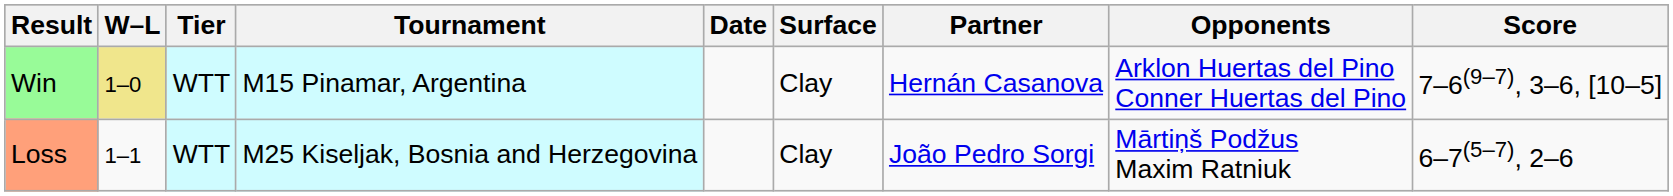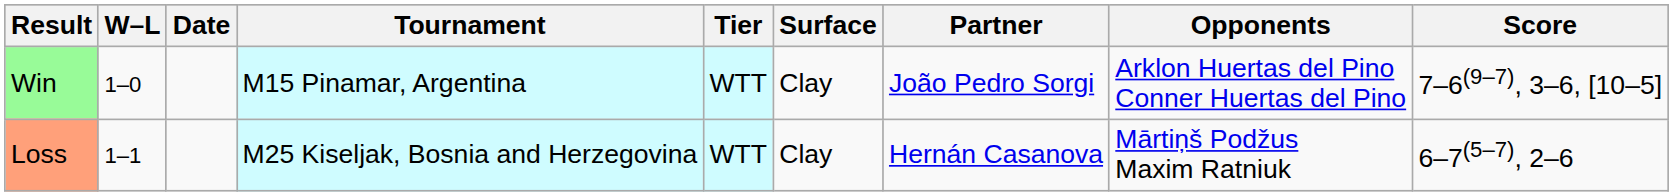columns swapped: (738, 25) <-> (201, 25)
(123, 84) khaki background -> (123, 84) no background
(996, 82) Hernán Casanova -> (992, 82) João Pedro Sorgi
(992, 154) João Pedro Sorgi -> (996, 154) Hernán Casanova
